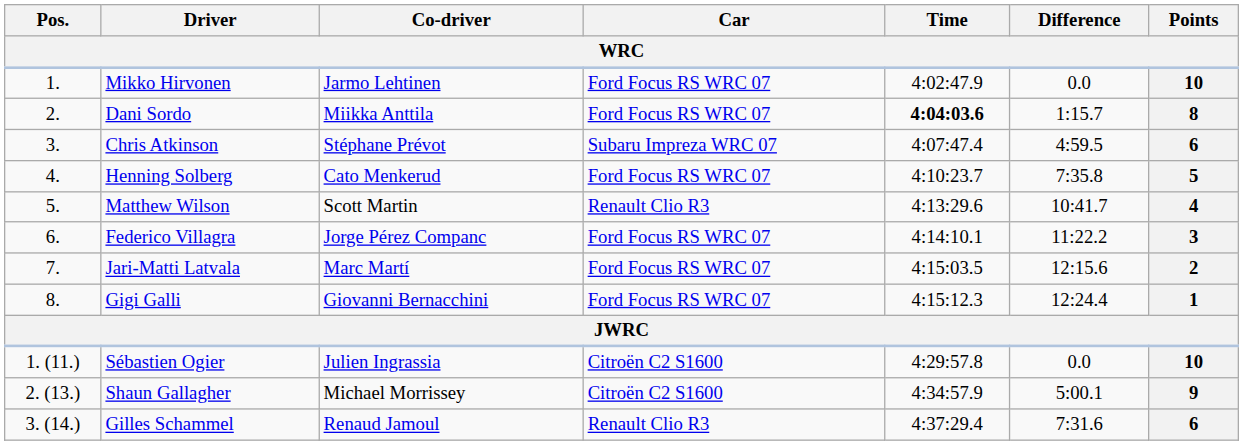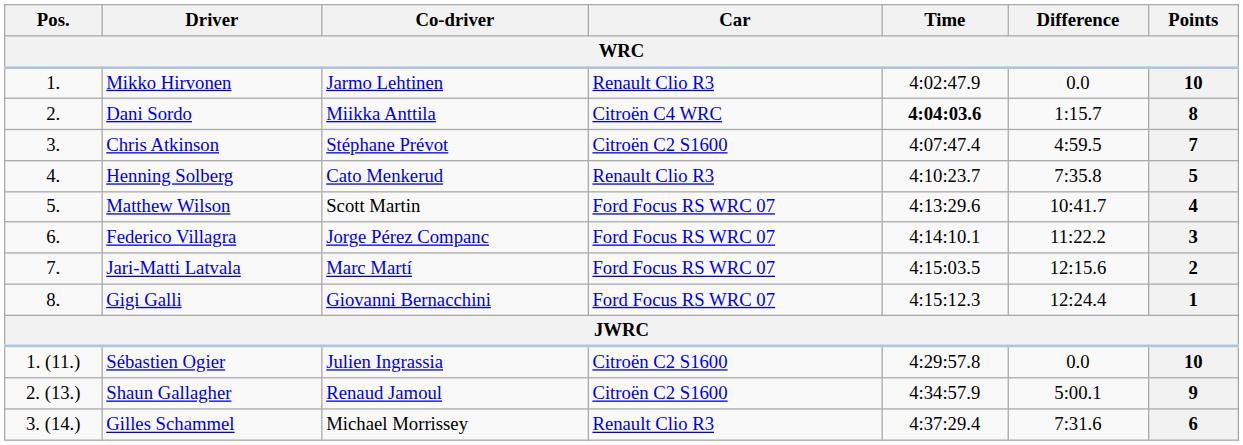(679, 83) Ford Focus RS WRC 07 -> (653, 83) Renault Clio R3
(679, 114) Ford Focus RS WRC 07 -> (657, 114) Citroën C4 WRC
(682, 145) Subaru Impreza WRC 07 -> (660, 145) Citroën C2 S1600
(1194, 145) 6 -> (1193, 145) 7
(679, 176) Ford Focus RS WRC 07 -> (653, 176) Renault Clio R3
(648, 206) Renault Clio R3 -> (684, 206) Ford Focus RS WRC 07
(395, 393) Michael Morrissey -> (384, 393) Renaud Jamoul
(382, 424) Renaud Jamoul -> (397, 424) Michael Morrissey
